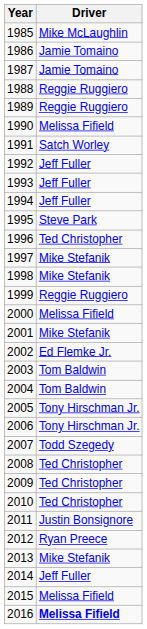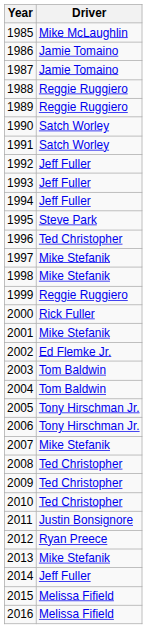(76, 126) Melissa Fifield -> (74, 126) Satch Worley
(76, 314) Melissa Fifield -> (67, 314) Rick Fuller
(76, 445) Todd Szegedy -> (74, 445) Mike Stefanik
(79, 614) bold -> (76, 614) normal
